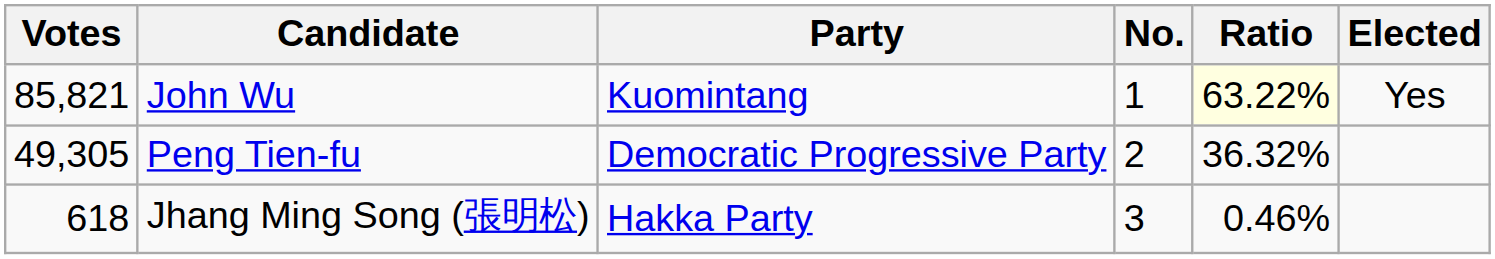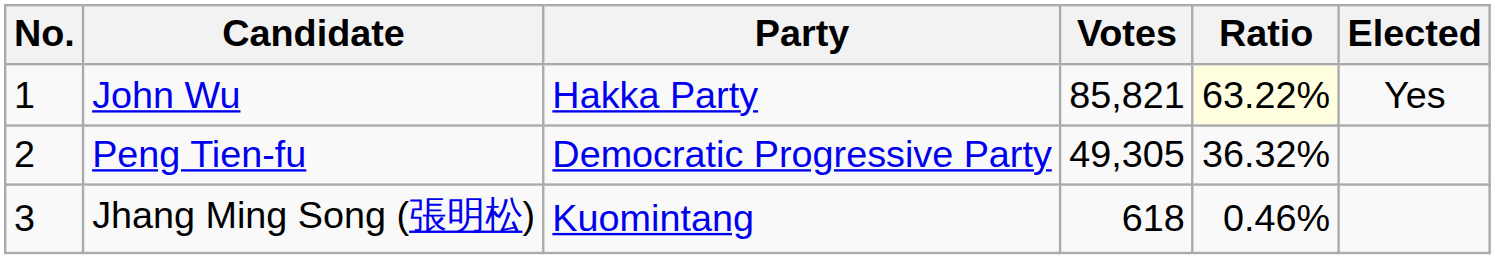columns swapped: (1154, 34) <-> (72, 34)
(708, 94) Kuomintang -> (655, 94) Hakka Party
(710, 217) Hakka Party -> (653, 217) Kuomintang
